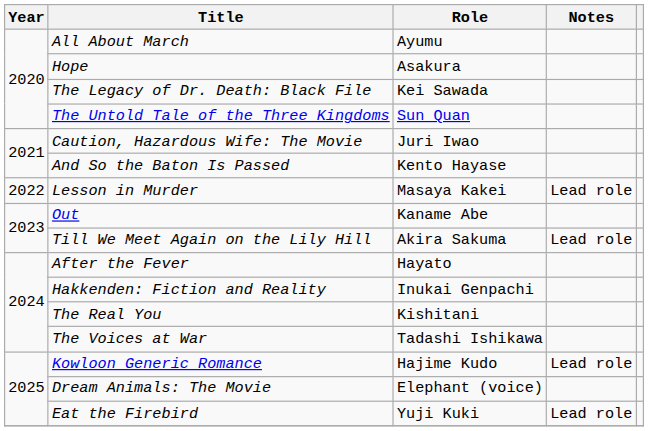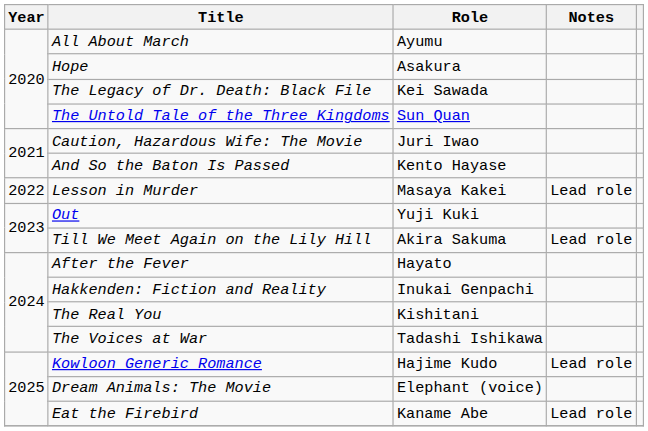(443, 215) Kaname Abe -> (438, 215) Yuji Kuki
(438, 414) Yuji Kuki -> (443, 414) Kaname Abe
